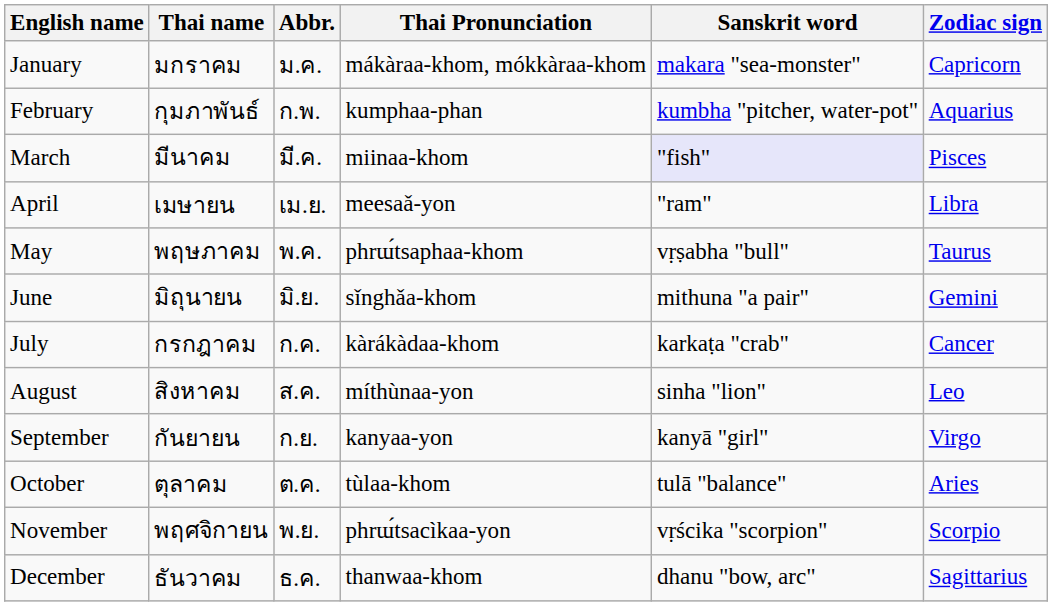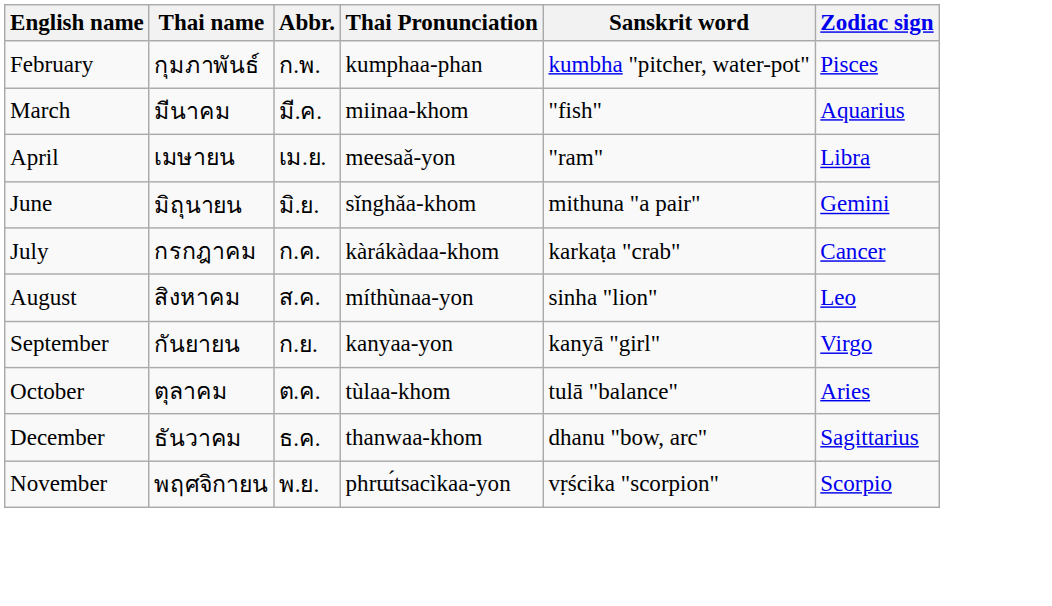- row: (46, 64)
(971, 110) Aquarius -> (849, 64) Pisces
(684, 157) lavender background -> (575, 110) no background
(958, 157) Pisces -> (863, 110) Aquarius
- row: (31, 250)
rows swapped: (59, 530) <-> (57, 577)
